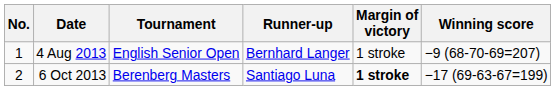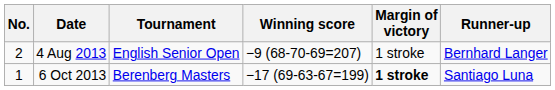columns swapped: (486, 23) <-> (298, 23)
(19, 53) 1 -> (19, 53) 2
(19, 75) 2 -> (19, 75) 1
